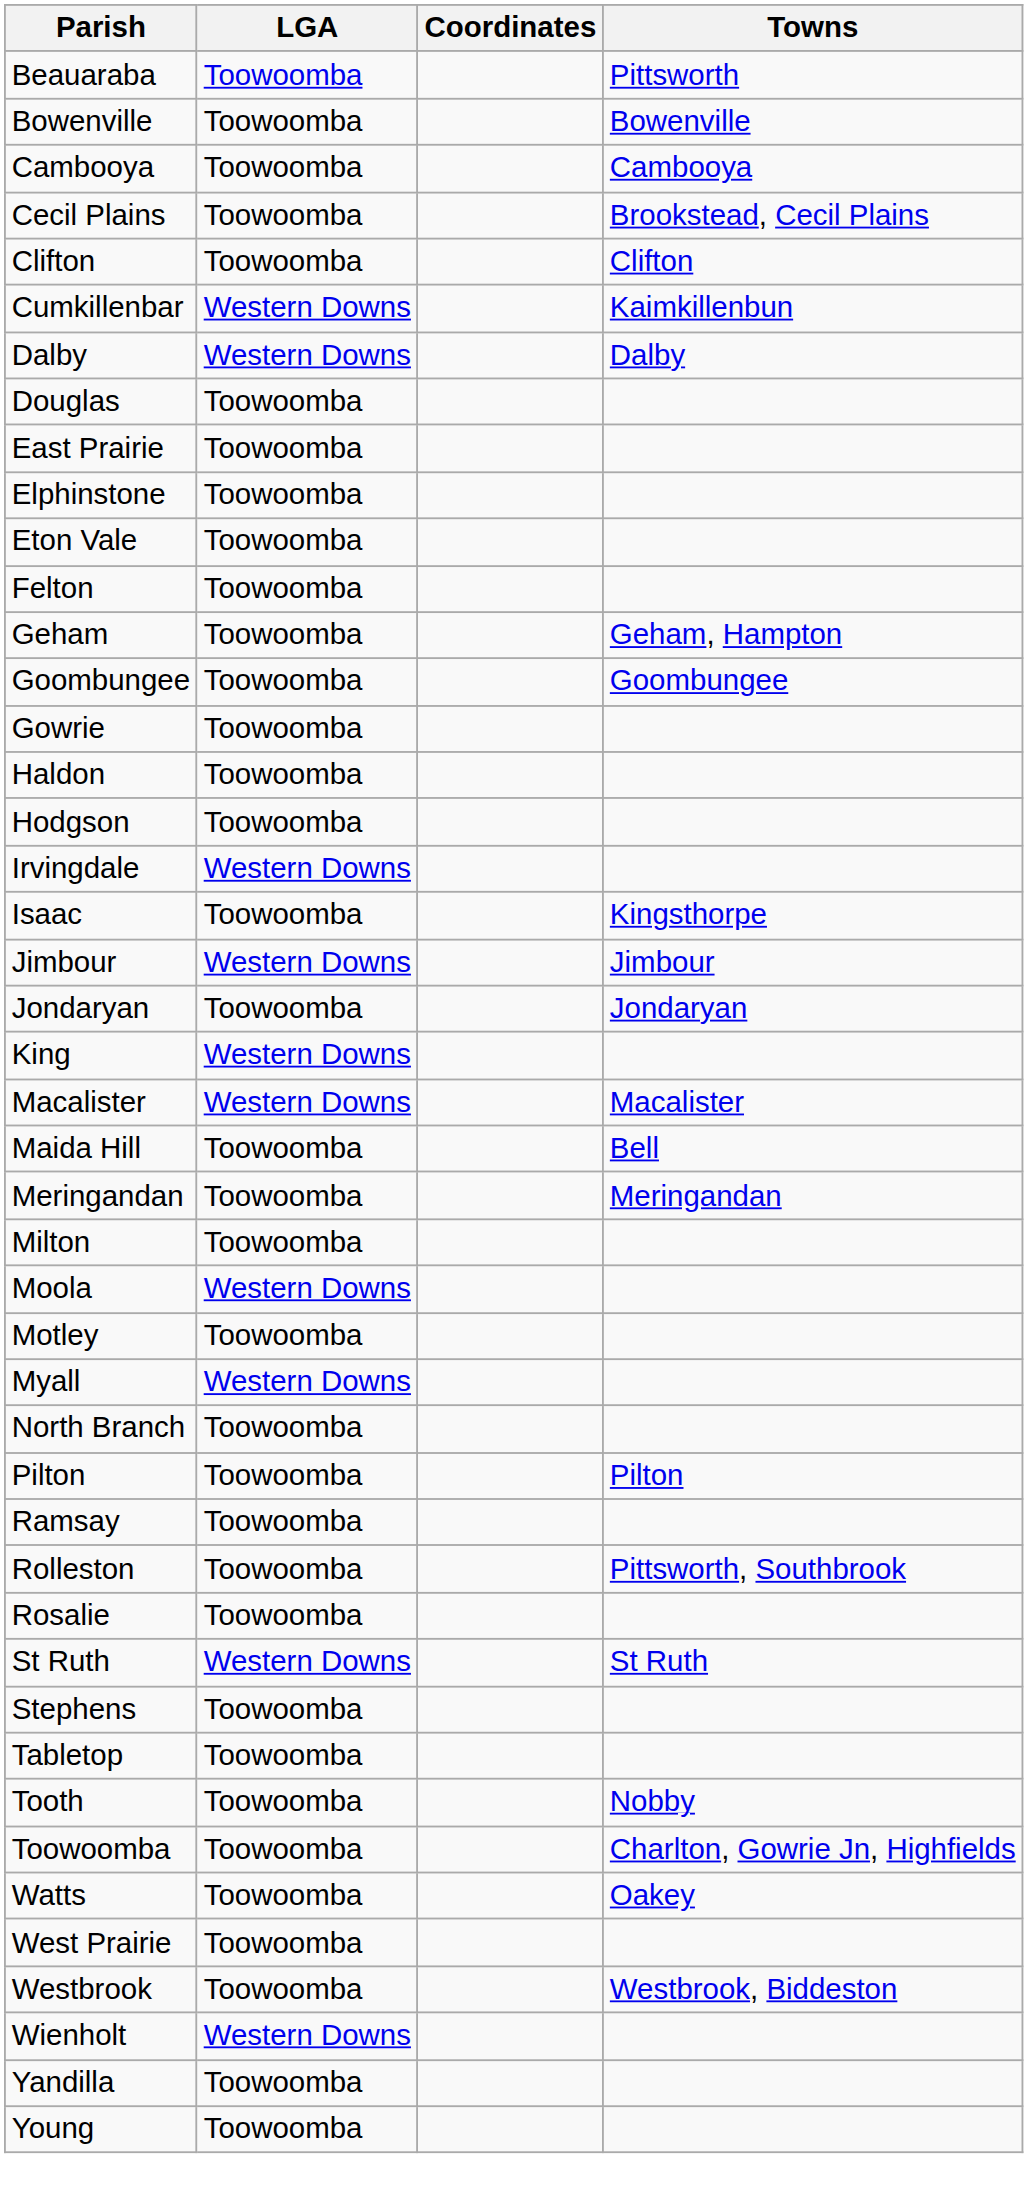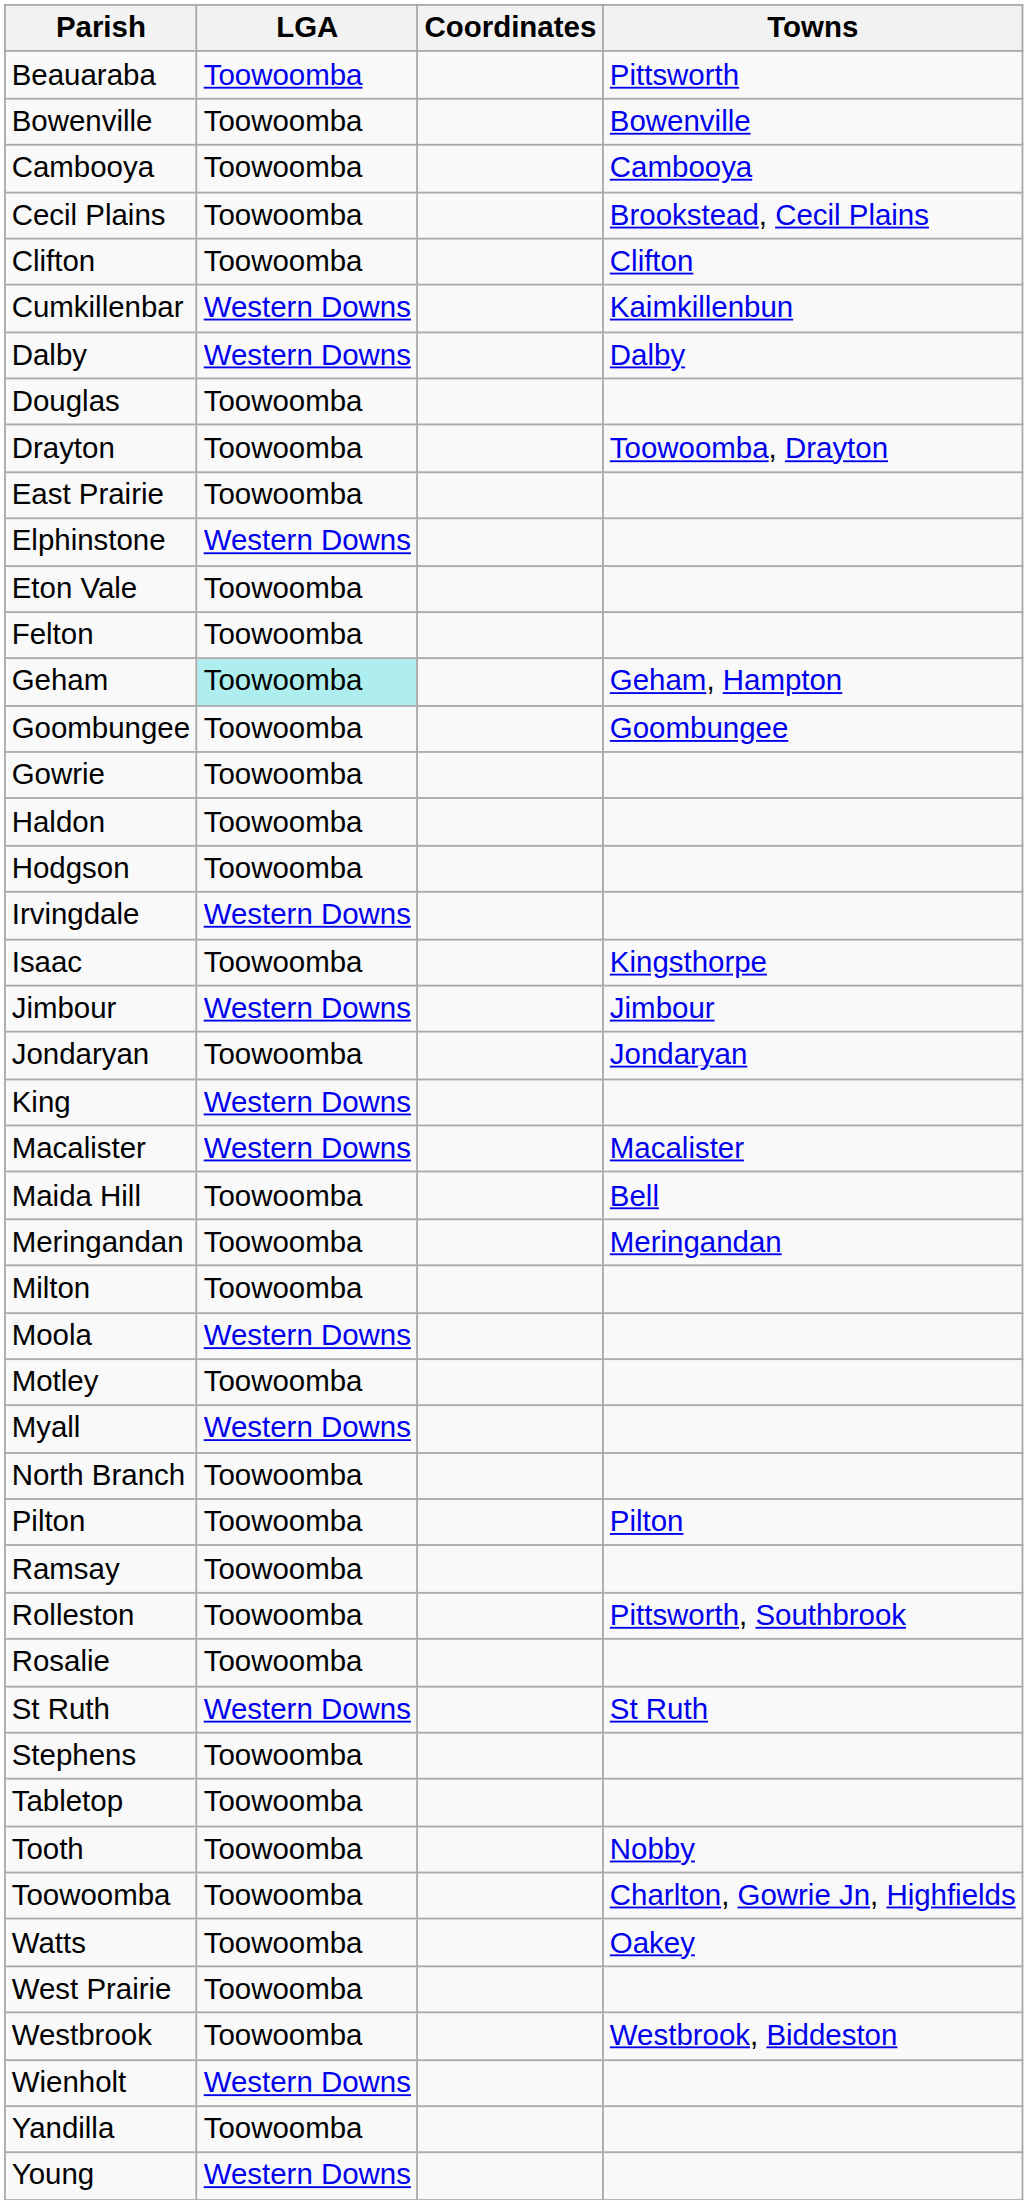+ row: (63, 448)
(283, 494) Toowoomba -> (307, 541) Western Downs
(283, 634) no background -> (283, 681) paleturquoise background
(283, 2128) Toowoomba -> (307, 2175) Western Downs
